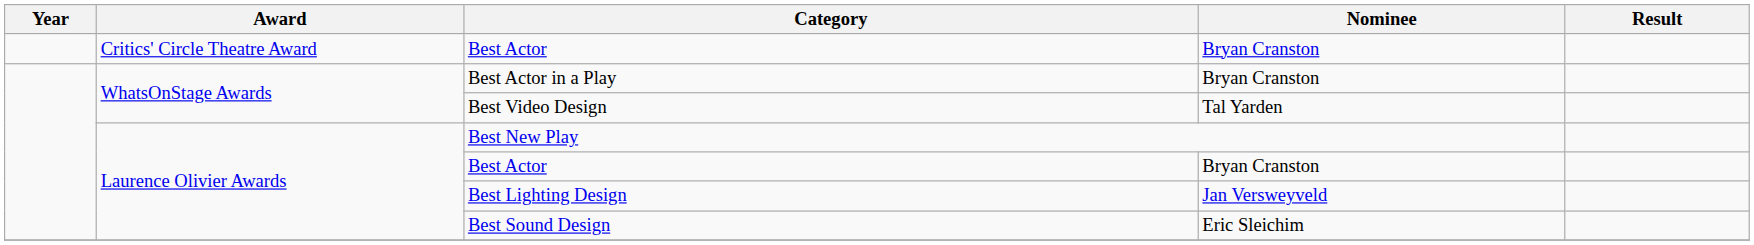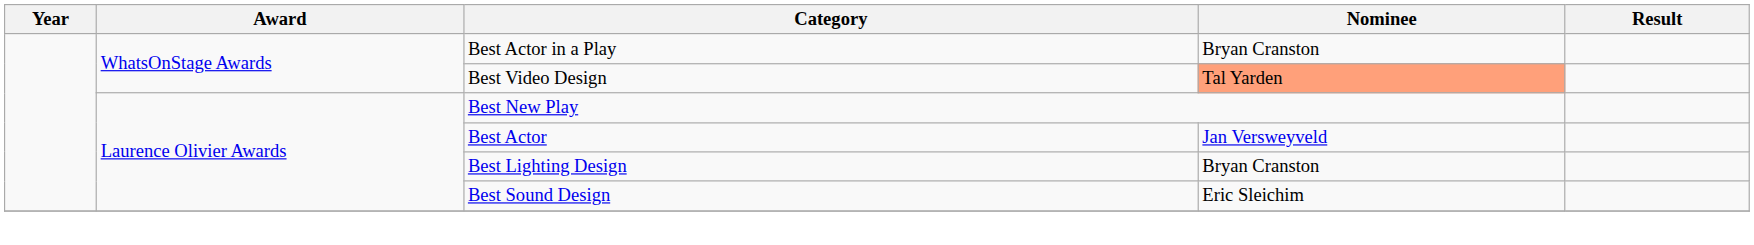- row: (209, 48)
(1242, 107) no background -> (1242, 78) lightsalmon background
(1261, 166) Bryan Cranston -> (1265, 136) Jan Versweyveld
(1265, 195) Jan Versweyveld -> (1261, 166) Bryan Cranston
